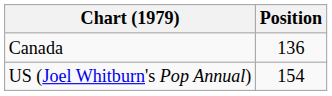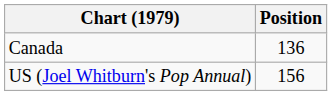(291, 76) 154 -> (291, 76) 156
